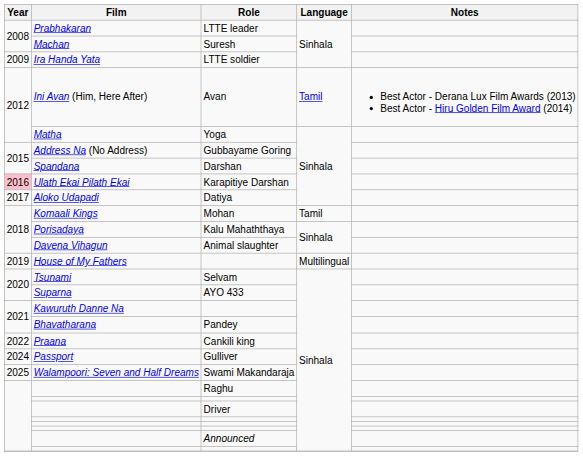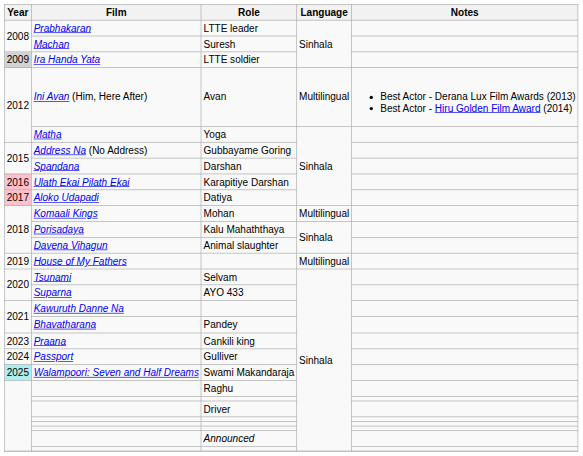(18, 60) no background -> (18, 60) lightgrey background
(311, 97) Tamil -> (324, 97) Multilingual
(18, 198) no background -> (18, 198) pink background
(311, 214) Tamil -> (324, 214) Multilingual
(18, 341) 2022 -> (18, 341) 2023
(18, 373) no background -> (18, 373) paleturquoise background
